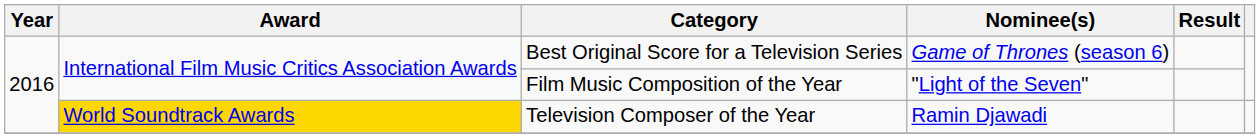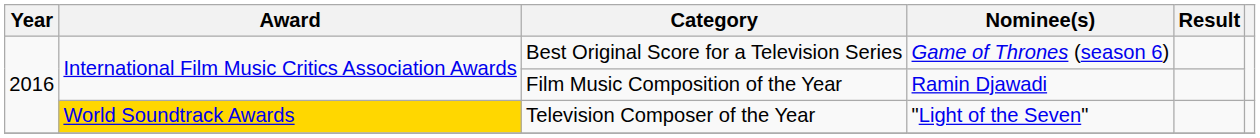(1000, 84) "Light of the Seven" -> (979, 84) Ramin Djawadi
(979, 116) Ramin Djawadi -> (1000, 116) "Light of the Seven"
